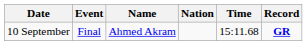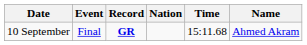columns swapped: (142, 13) <-> (282, 13)
